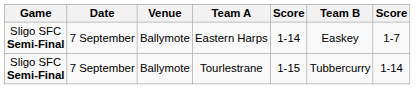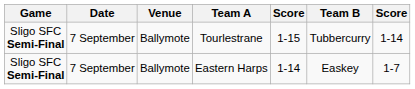rows swapped: (231, 37) <-> (231, 68)
